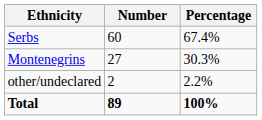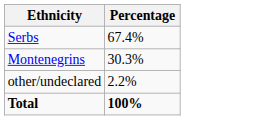- column: (142, 15)
